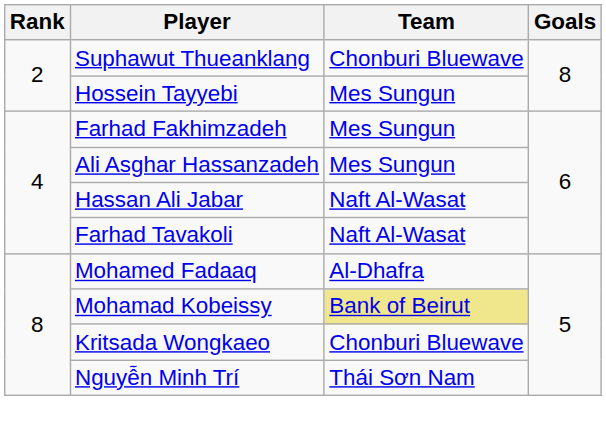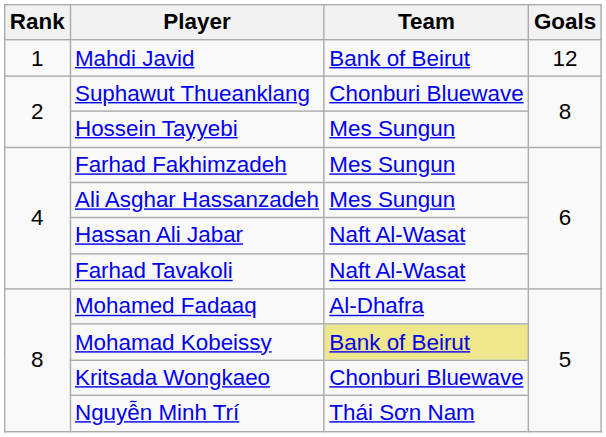+ row: (135, 57)
